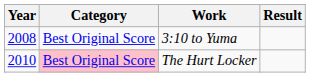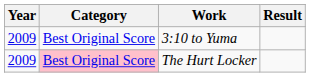(22, 38) 2008 -> (22, 38) 2009
(22, 60) 2010 -> (22, 60) 2009
